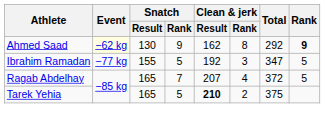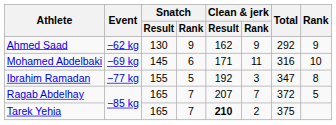(111, 45) lightyellow background -> (123, 45) no background
(245, 45) 8 -> (256, 45) 9
(304, 45) bold -> (316, 45) normal
+ row: (54, 62)
(304, 62) 5 -> (316, 79) 8
(245, 79) 4 -> (256, 95) 7
(179, 95) 5 -> (191, 112) 7
